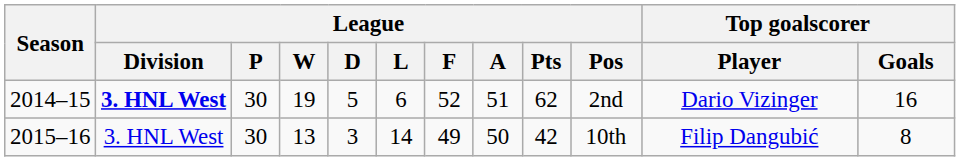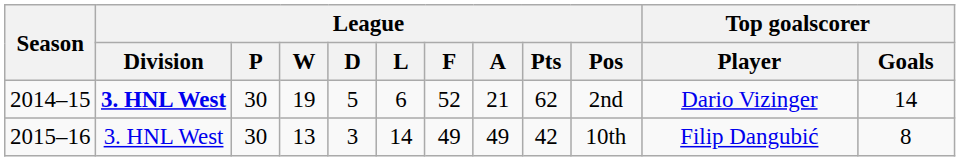(498, 99) 51 -> (498, 99) 21
(906, 99) 16 -> (906, 99) 14
(498, 137) 50 -> (498, 137) 49
